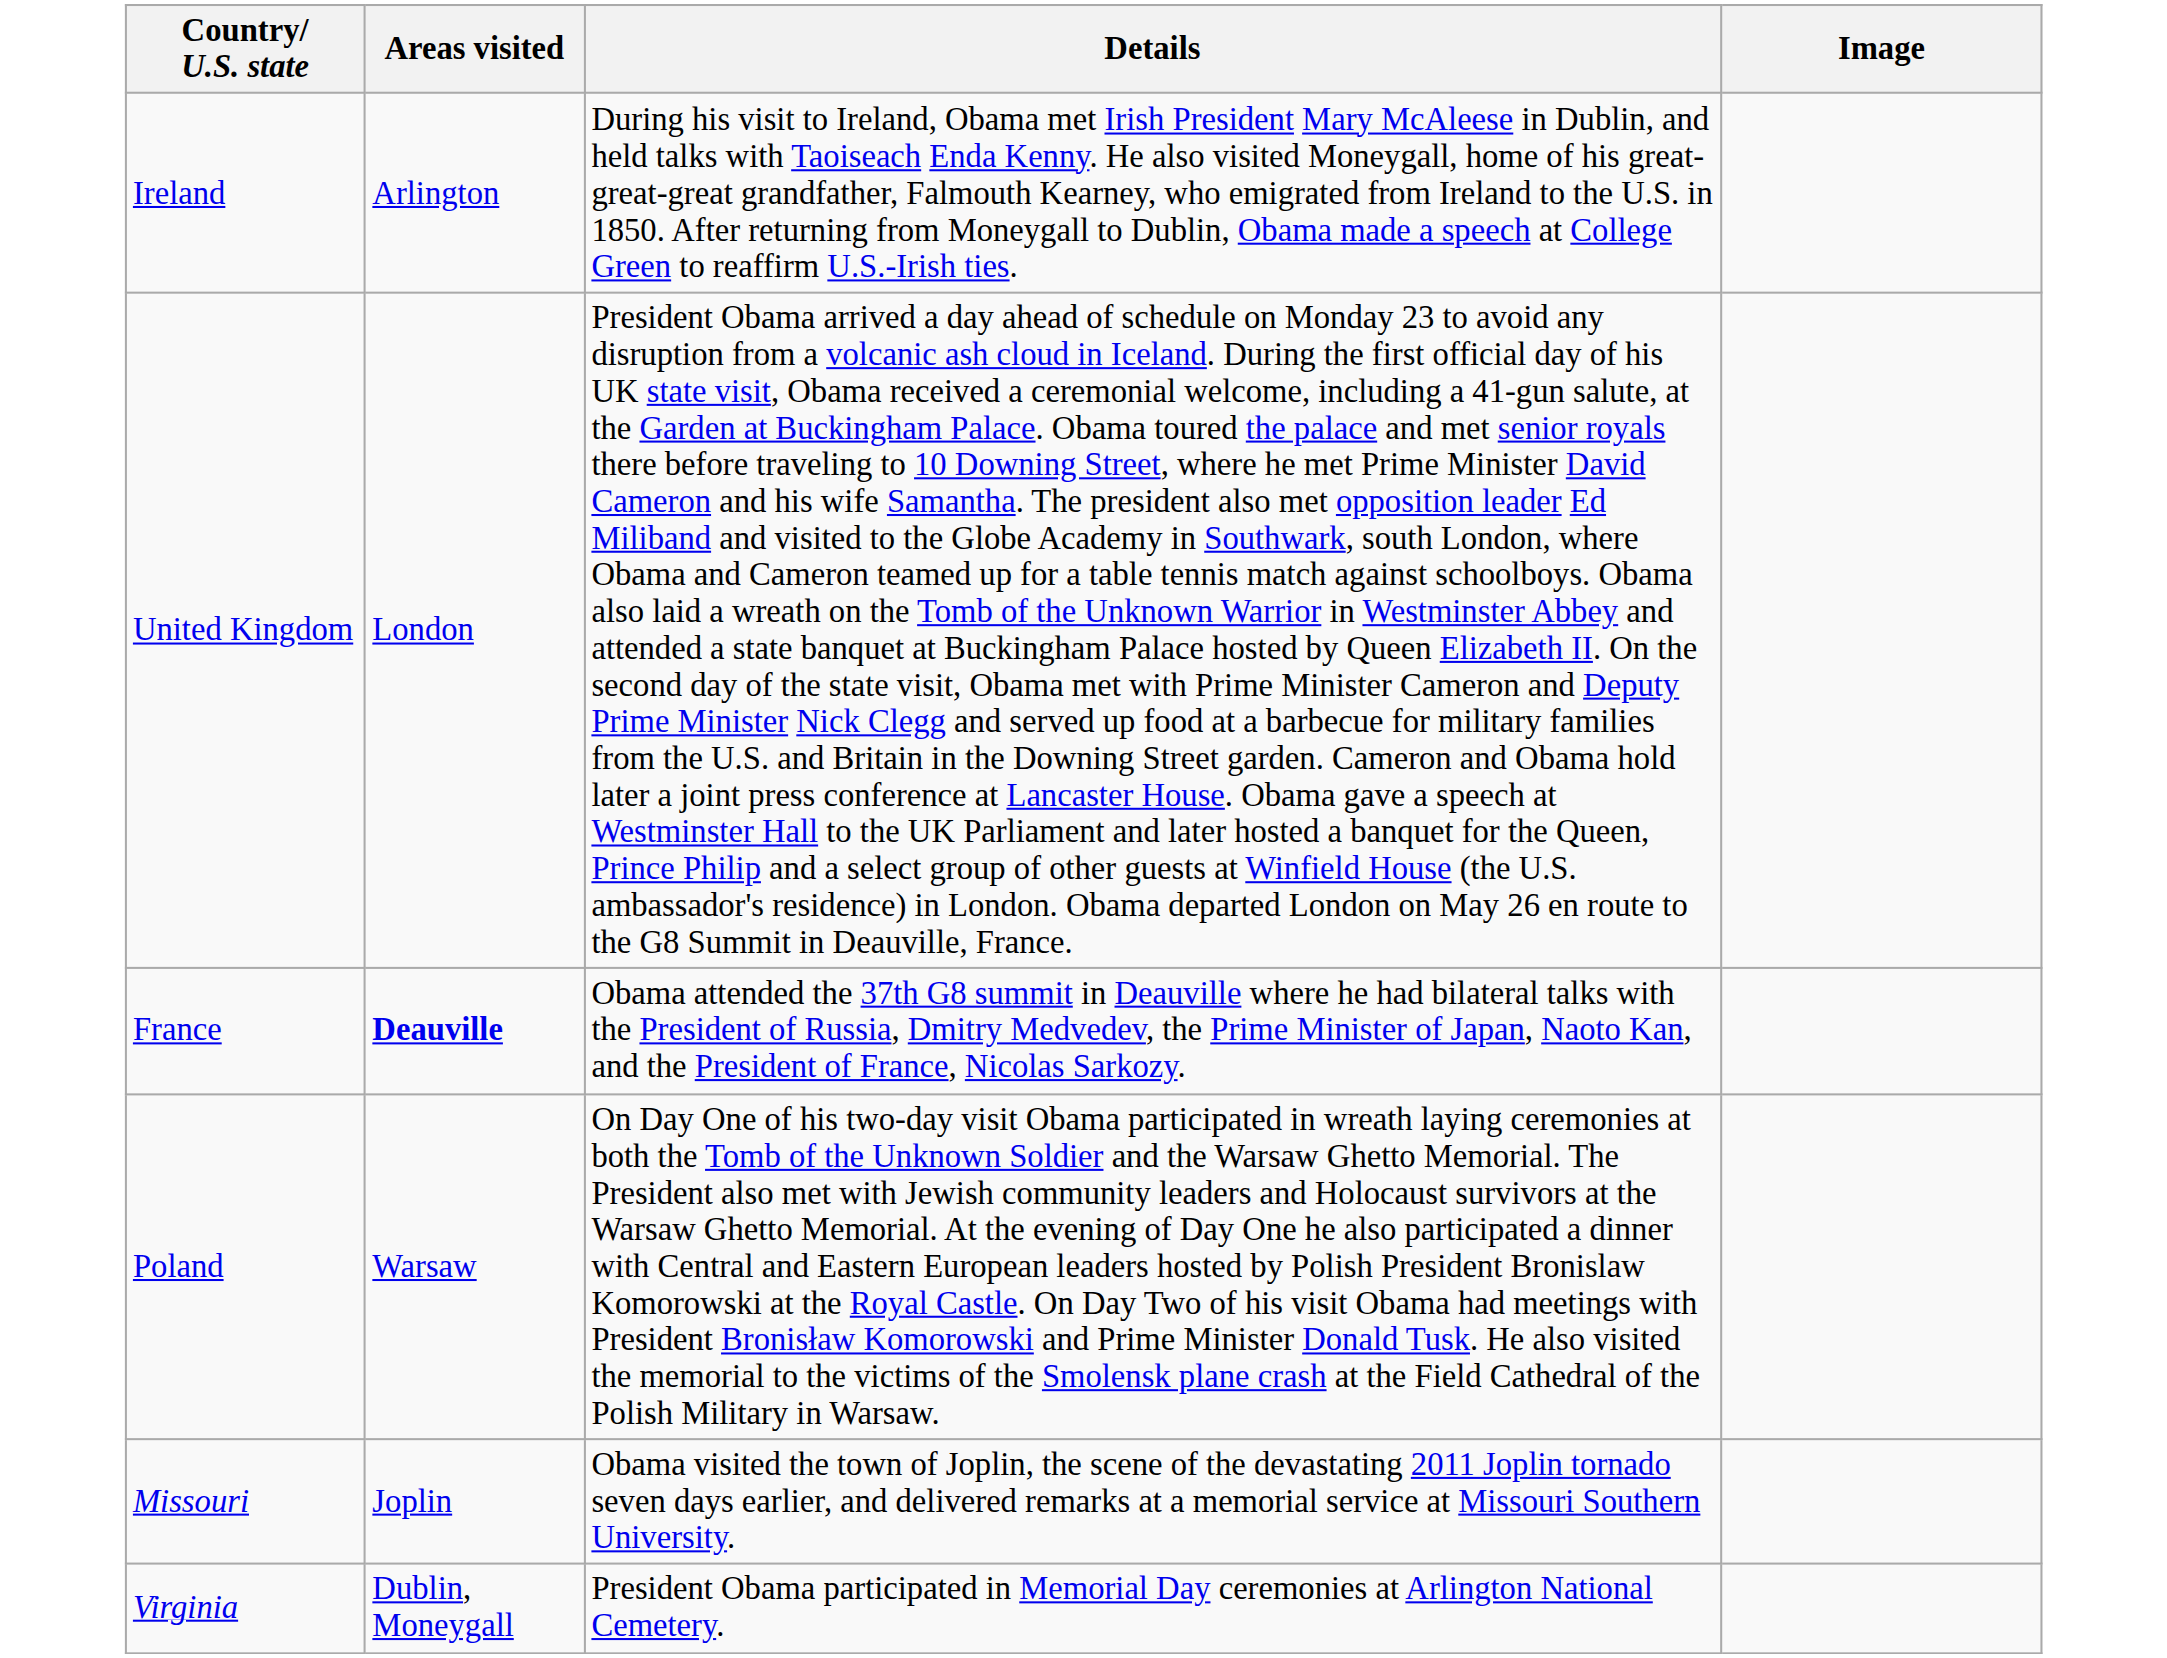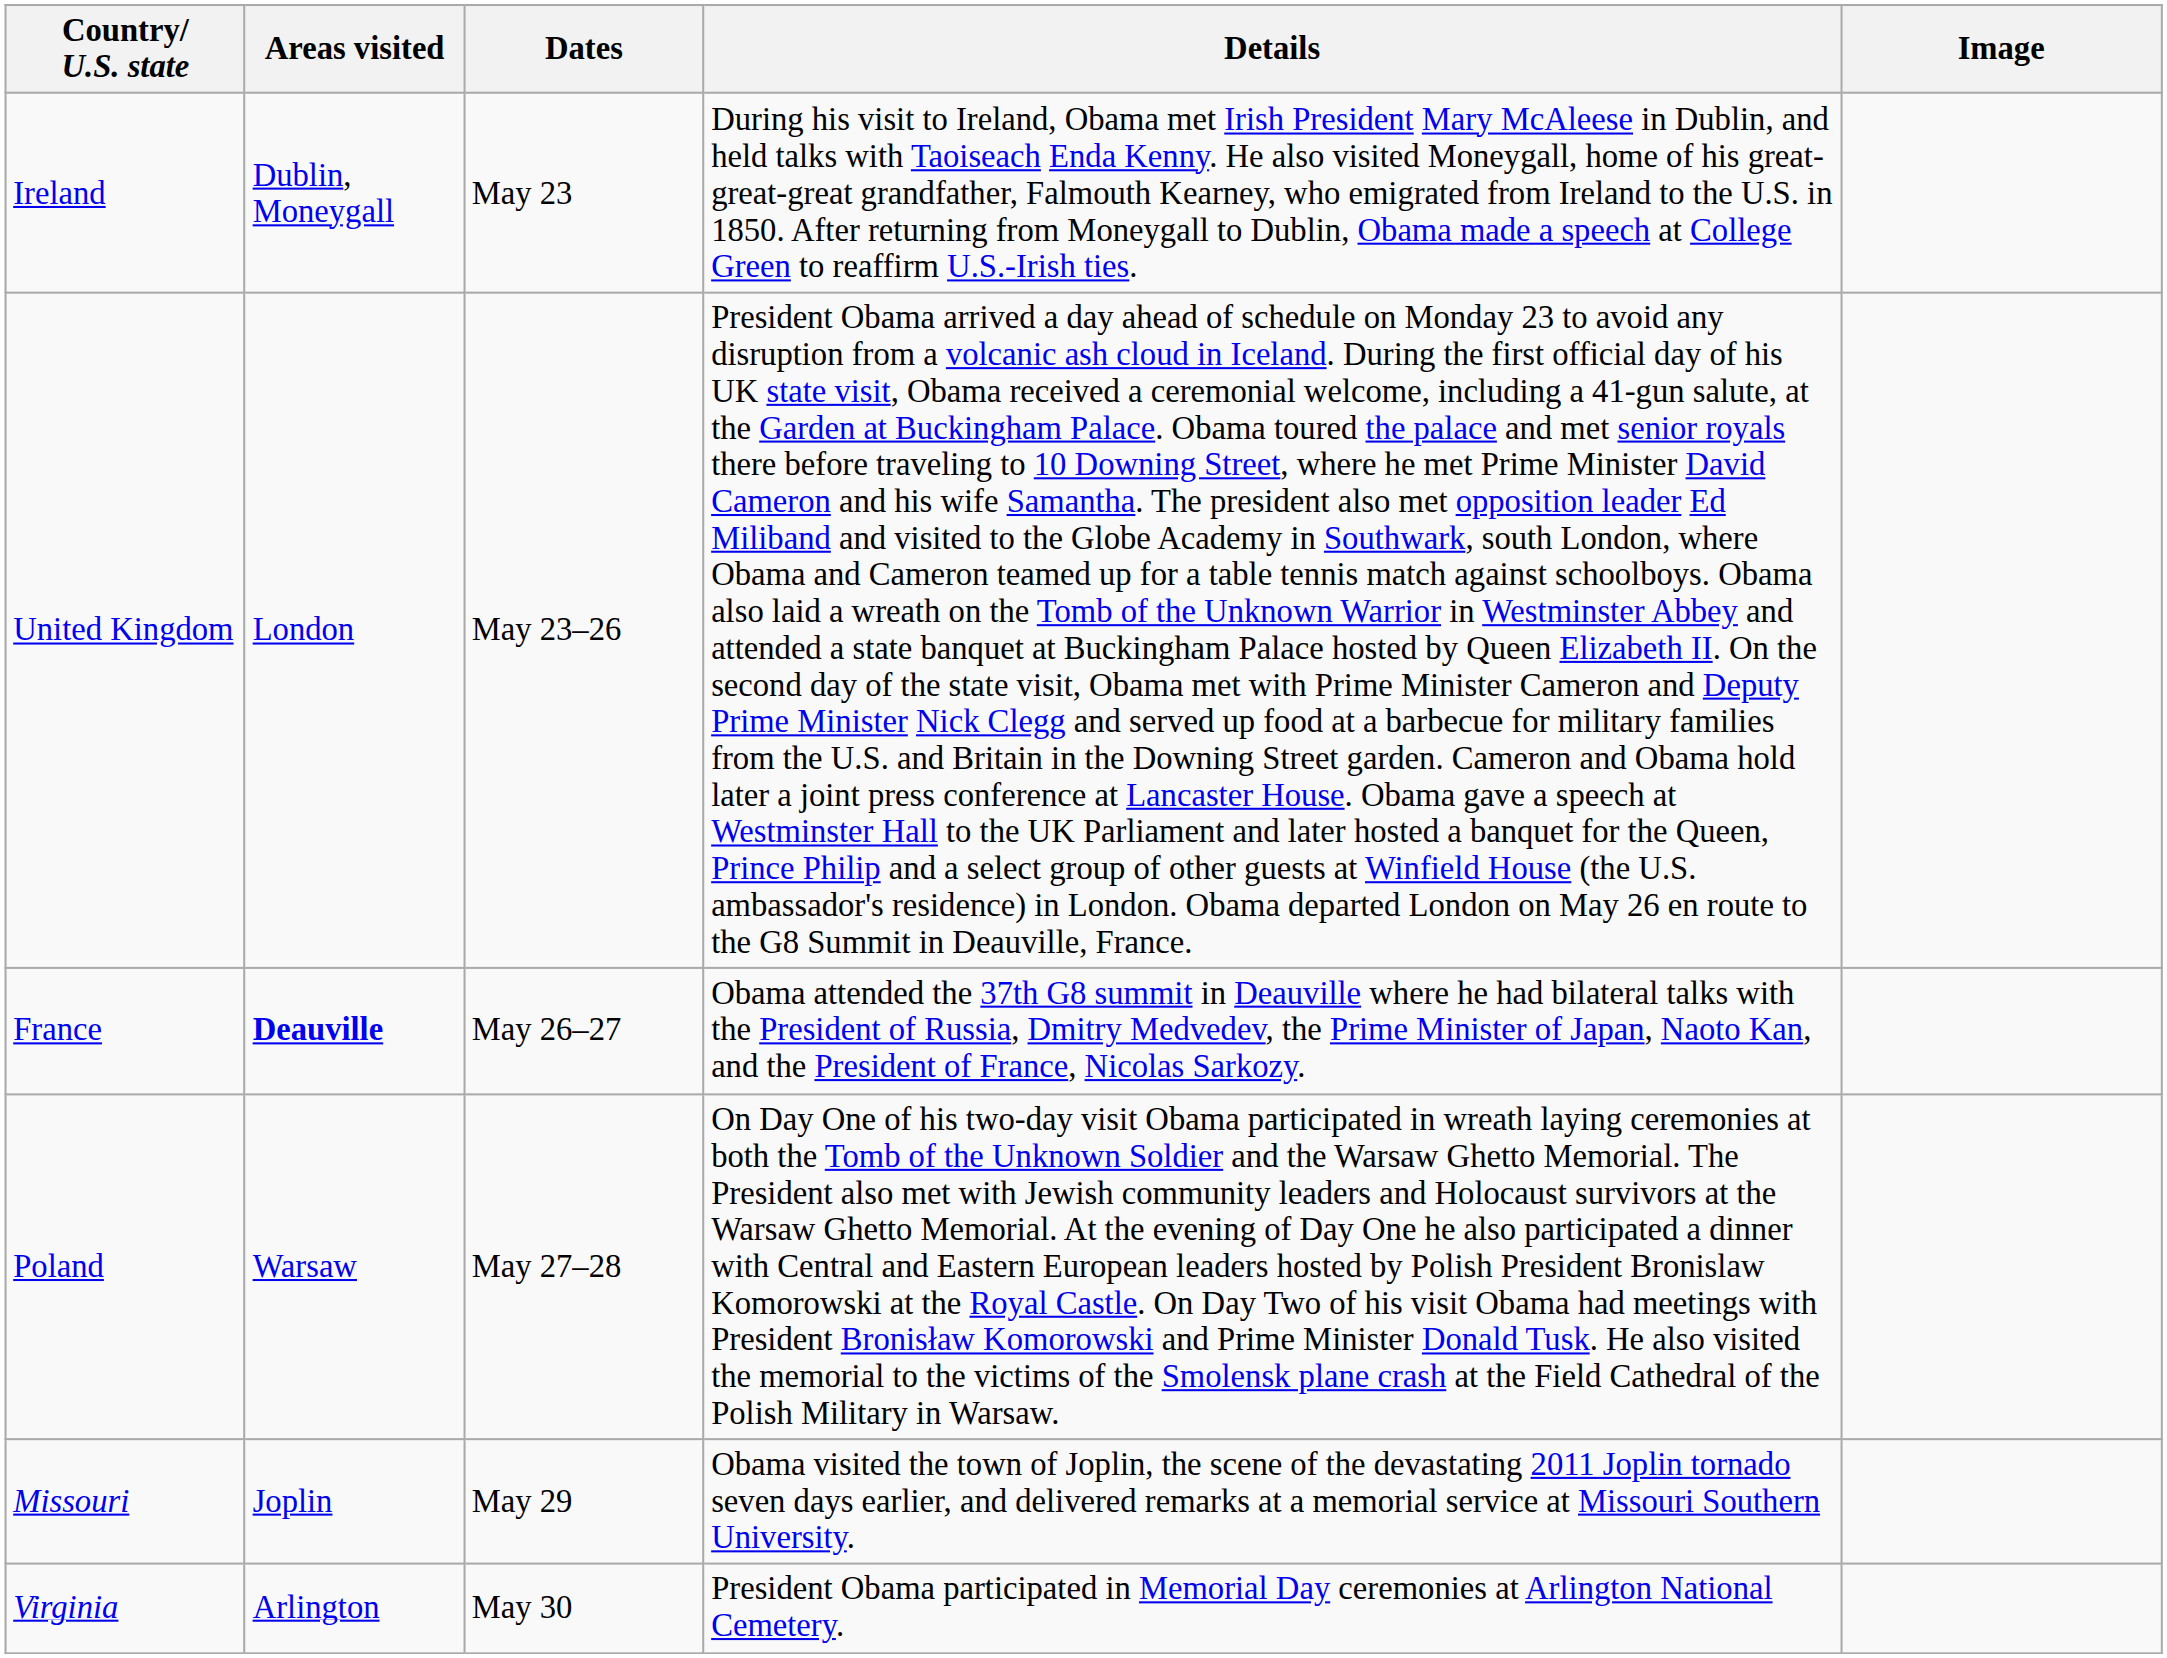+ column: (584, 48)
(436, 192) Arlington -> (323, 192) Dublin, Moneygall
(443, 1607) Dublin, Moneygall -> (316, 1607) Arlington
